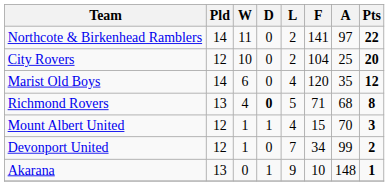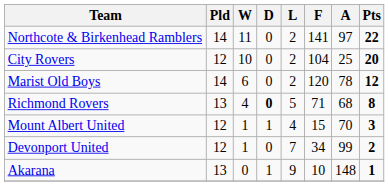(293, 81) 4 -> (293, 81) 2
(346, 81) 35 -> (346, 81) 78
